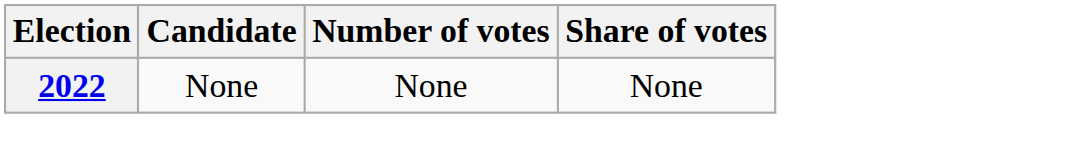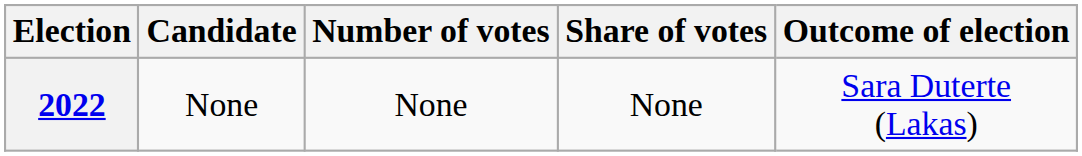+ column: (926, 31)
